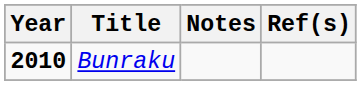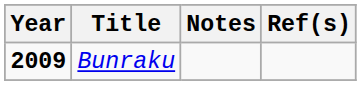(38, 62) 2010 -> (38, 62) 2009
